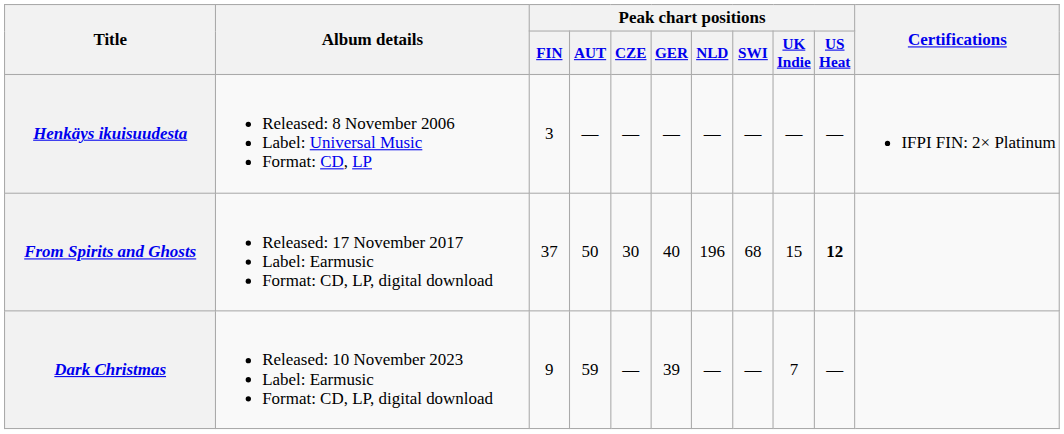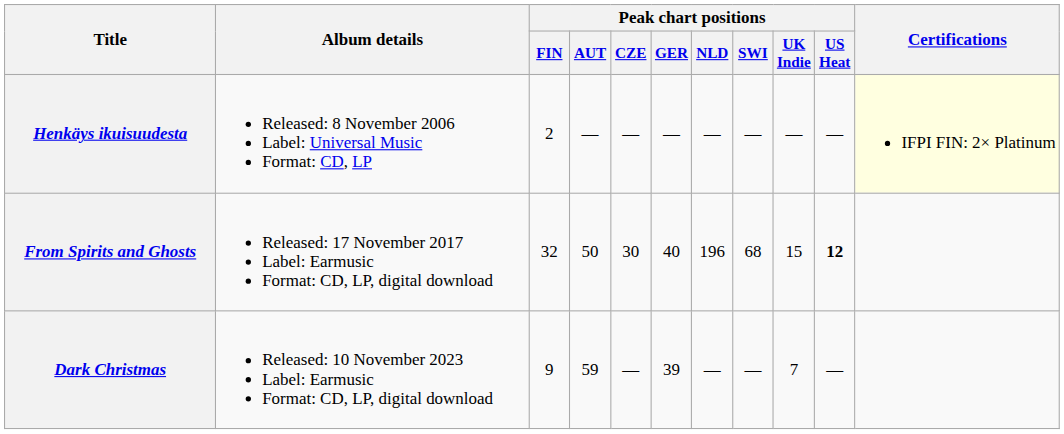(549, 133) 3 -> (549, 133) 2
(957, 143) no background -> (957, 143) lightyellow background
(549, 251) 37 -> (549, 251) 32
